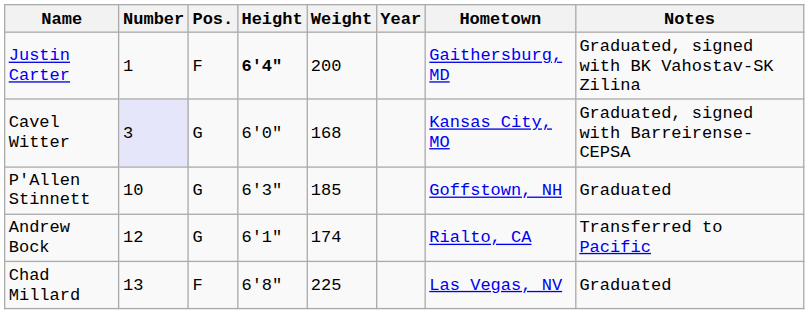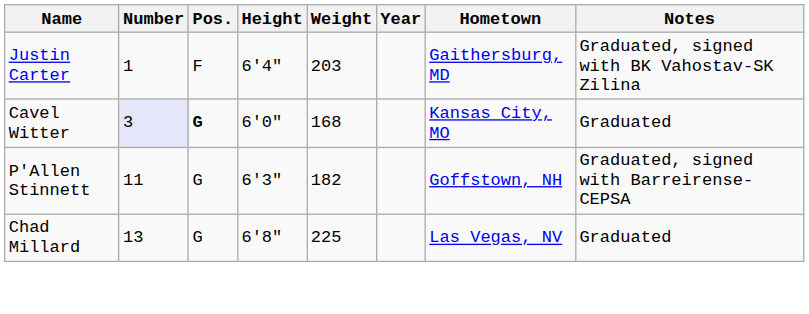(262, 66) bold -> (262, 66) normal
(326, 66) 200 -> (326, 66) 203
(198, 133) normal -> (198, 123) bold
(666, 133) Graduated, signed with Barreirense-CEPSA -> (625, 123) Graduated
(133, 190) 10 -> (133, 180) 11
(326, 190) 185 -> (326, 180) 182
(625, 190) Graduated -> (666, 180) Graduated, signed with Barreirense-CEPSA
- row: (39, 238)
(198, 285) F -> (198, 238) G
